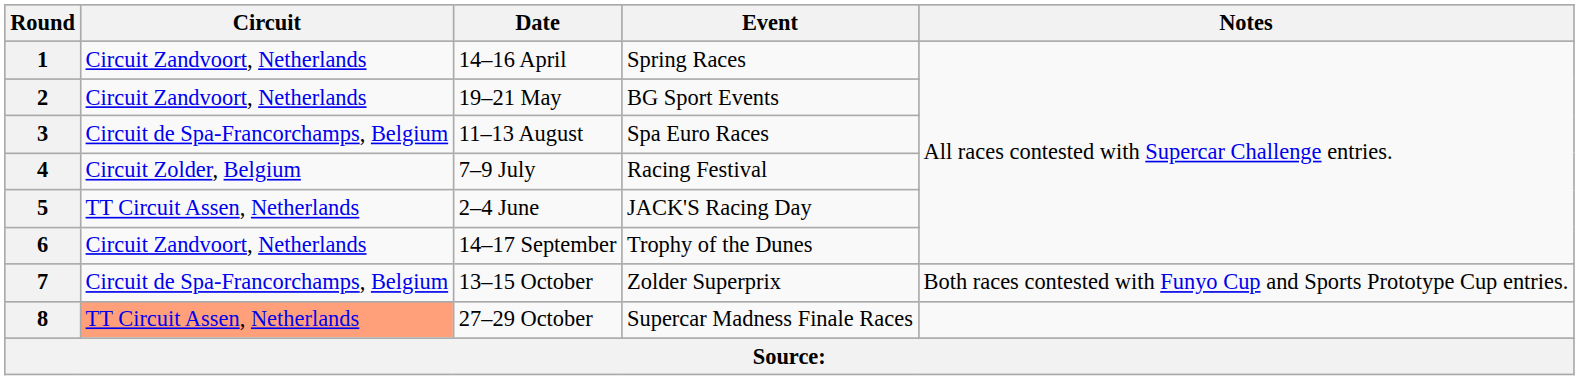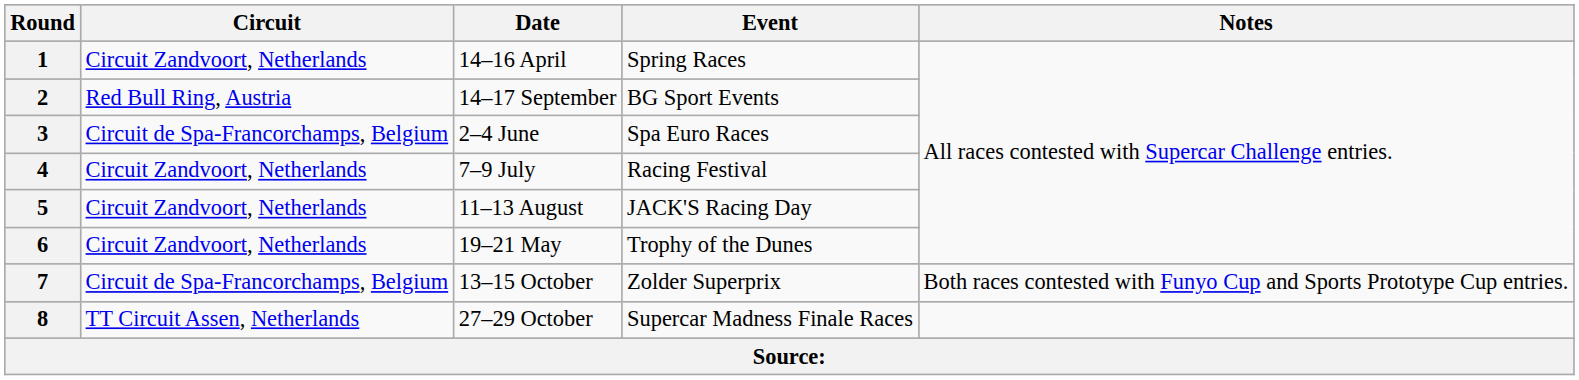(226, 96) Circuit Zandvoort, Netherlands -> (188, 96) Red Bull Ring, Austria
(510, 96) 19–21 May -> (538, 96) 14–17 September
(521, 133) 11–13 August -> (499, 133) 2–4 June
(193, 170) Circuit Zolder, Belgium -> (226, 170) Circuit Zandvoort, Netherlands
(222, 207) TT Circuit Assen, Netherlands -> (226, 207) Circuit Zandvoort, Netherlands
(499, 207) 2–4 June -> (521, 207) 11–13 August
(538, 244) 14–17 September -> (510, 244) 19–21 May
(222, 318) lightsalmon background -> (222, 318) no background
